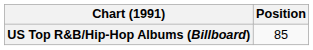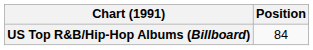(281, 34) 85 -> (281, 34) 84
